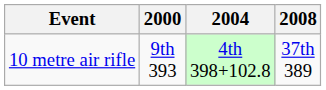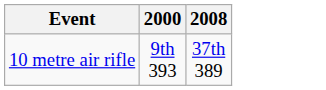- column: (230, 19)
